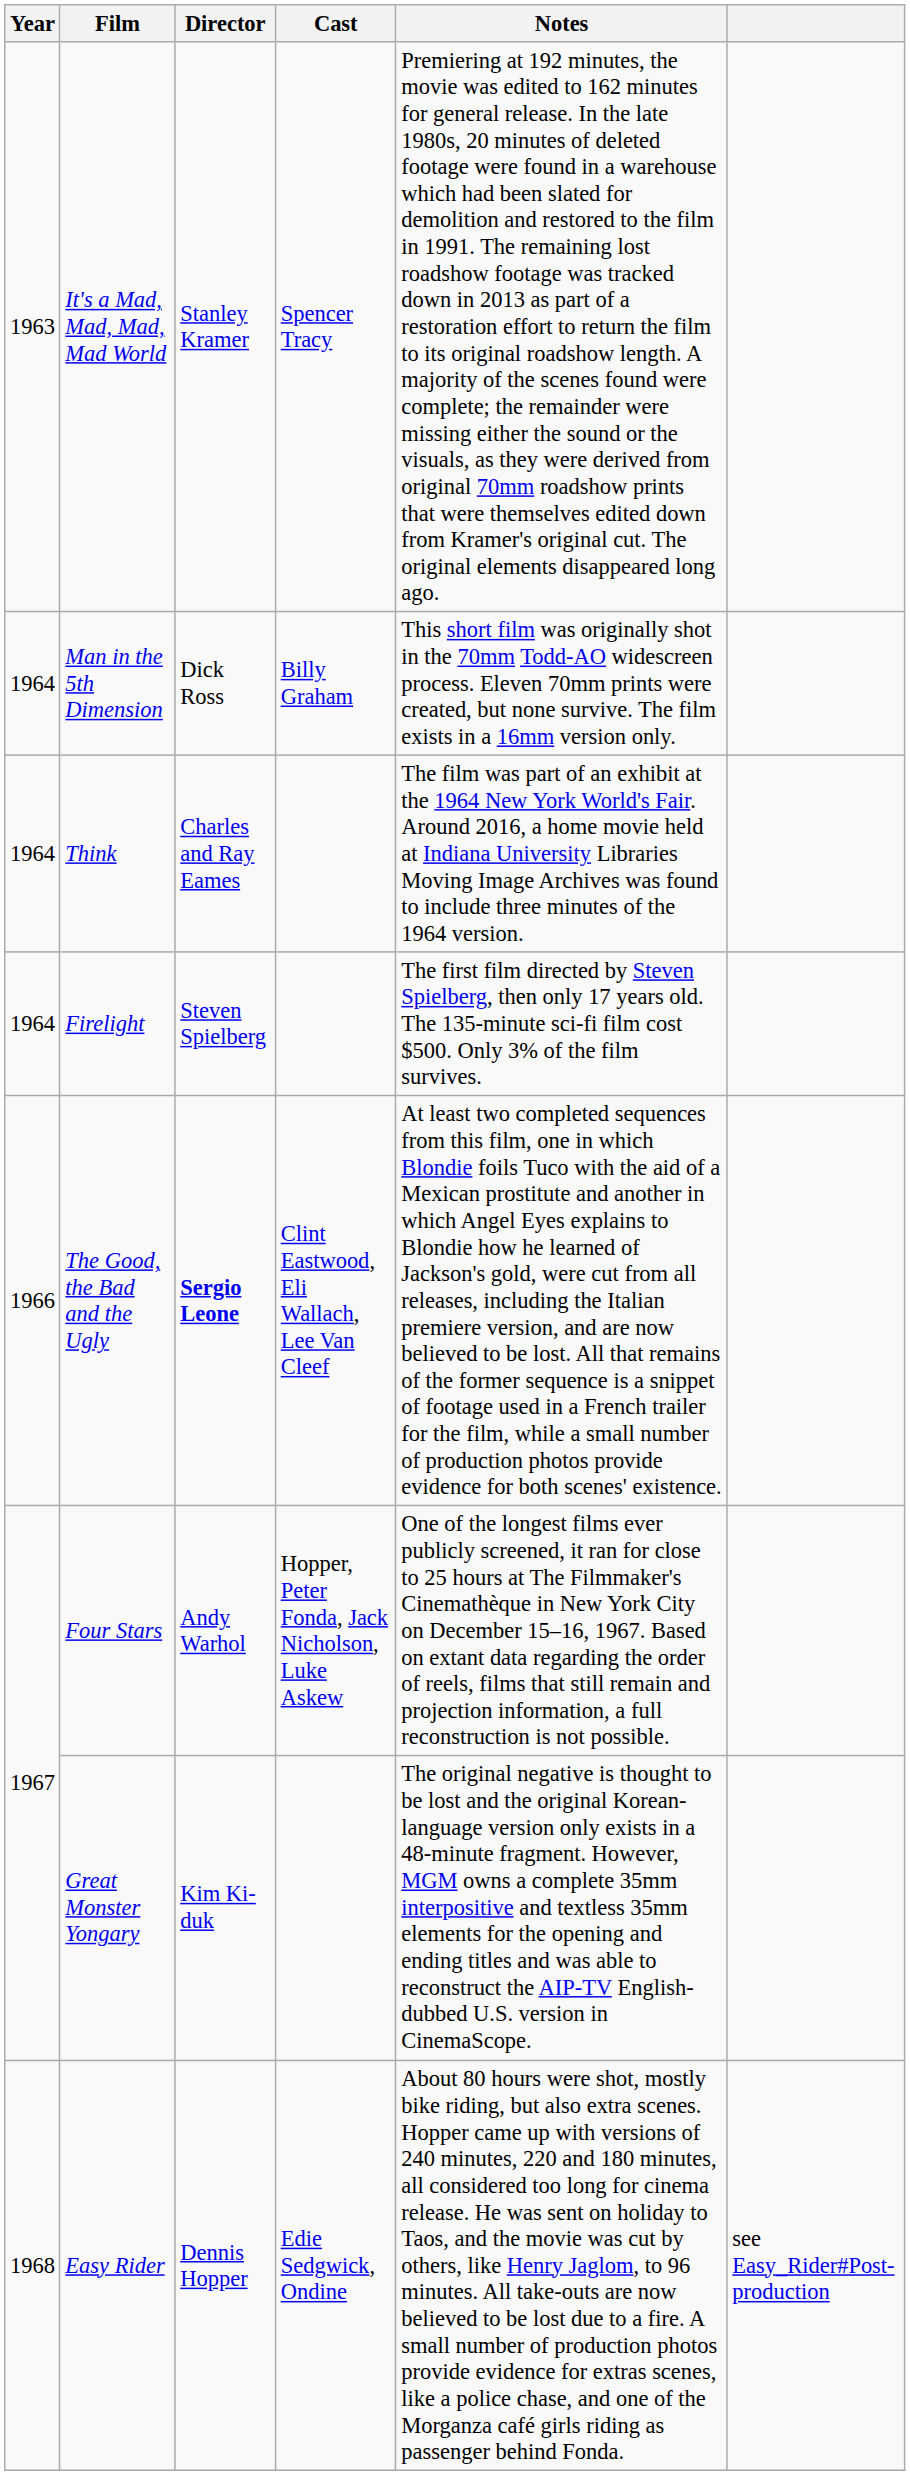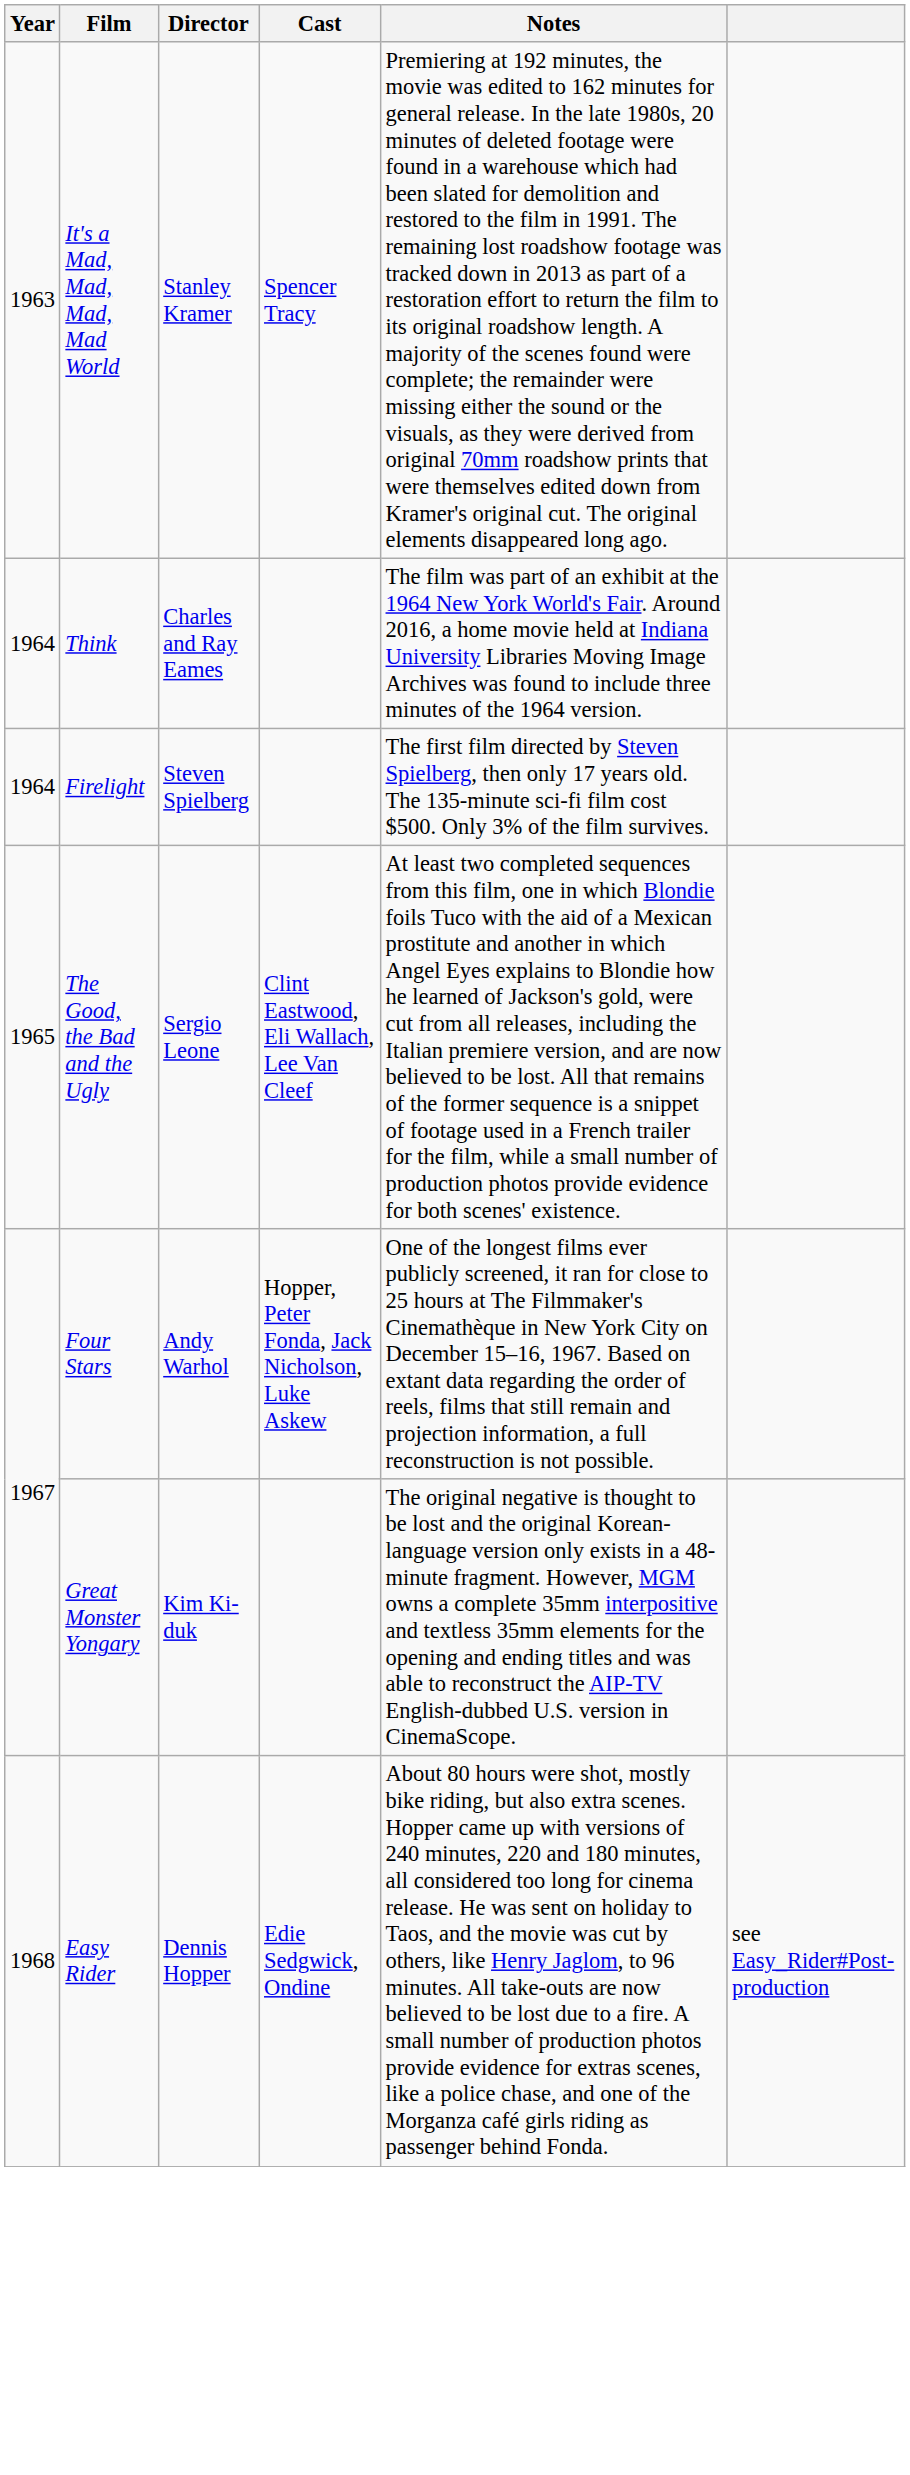- row: (114, 683)
(32, 1300) 1966 -> (32, 1037) 1965
(211, 1300) bold -> (192, 1037) normal
